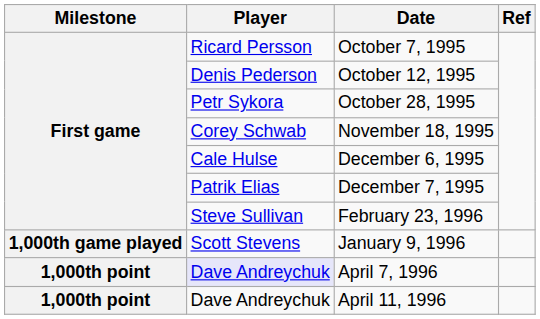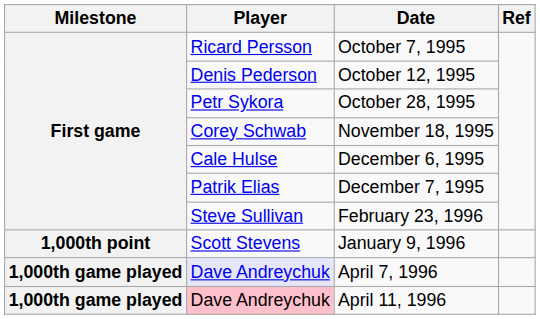(96, 243) 1,000th game played -> (96, 243) 1,000th point
(96, 272) 1,000th point -> (96, 272) 1,000th game played
(96, 300) 1,000th point -> (96, 300) 1,000th game played
(260, 300) no background -> (260, 300) pink background
